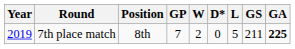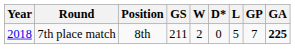columns swapped: (178, 14) <-> (254, 14)
(20, 33) 2019 -> (20, 33) 2018
